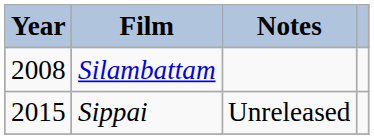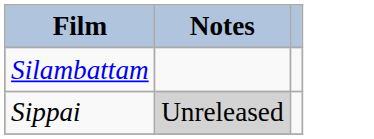- column: (38, 26)
(289, 112) no background -> (222, 112) lightgrey background
